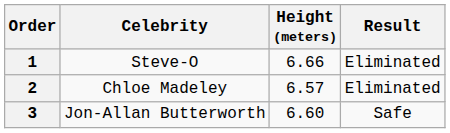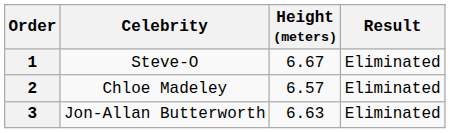(305, 62) 6.66 -> (305, 62) 6.67
(305, 114) 6.60 -> (305, 114) 6.63
(393, 114) Safe -> (393, 114) Eliminated
